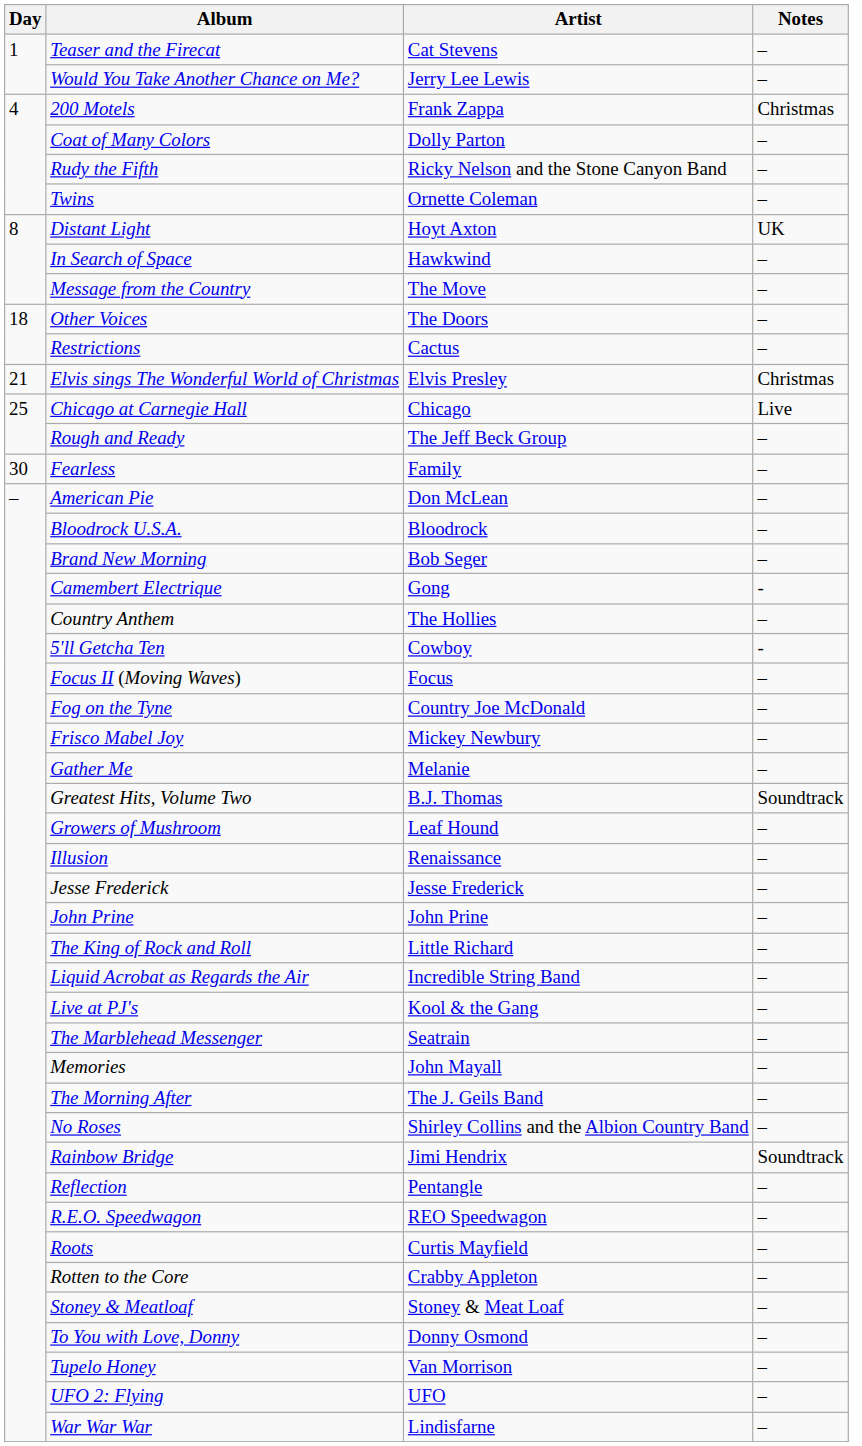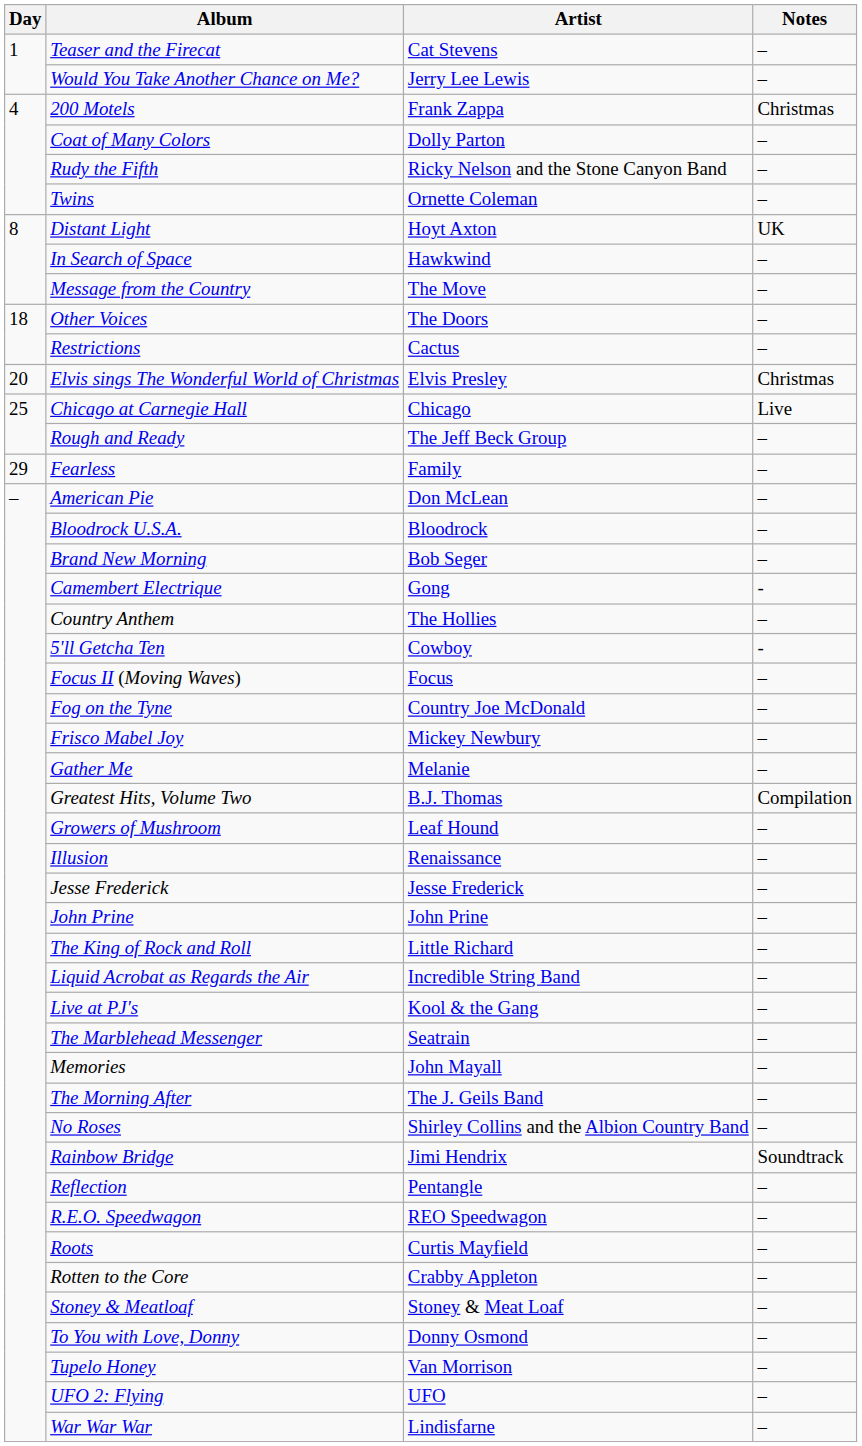(18, 378) 21 -> (18, 378) 20
(18, 468) 30 -> (18, 468) 29
(800, 797) Soundtrack -> (805, 797) Compilation
